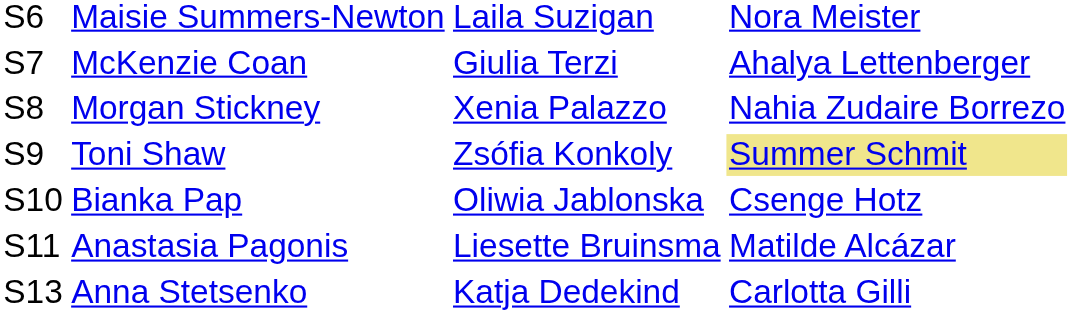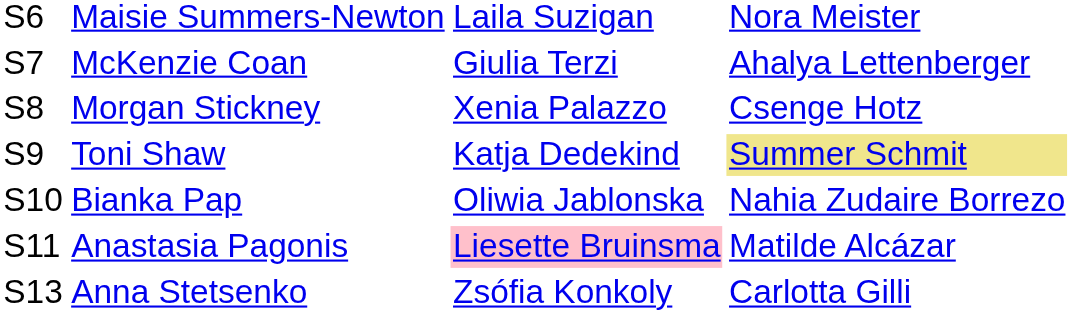(897, 108) Nahia Zudaire Borrezo -> (826, 108) Csenge Hotz
(563, 154) Zsófia Konkoly -> (566, 154) Katja Dedekind
(826, 200) Csenge Hotz -> (897, 200) Nahia Zudaire Borrezo
(587, 246) no background -> (587, 246) pink background
(566, 292) Katja Dedekind -> (563, 292) Zsófia Konkoly
